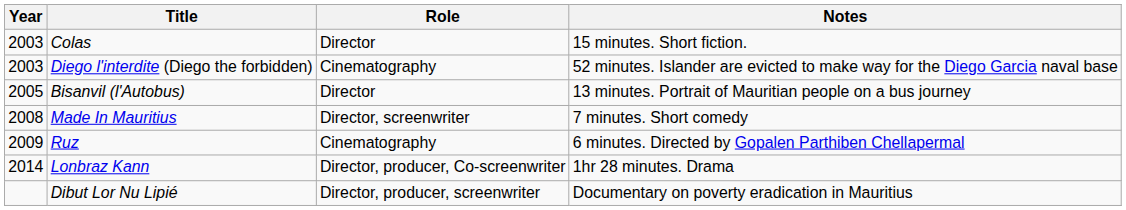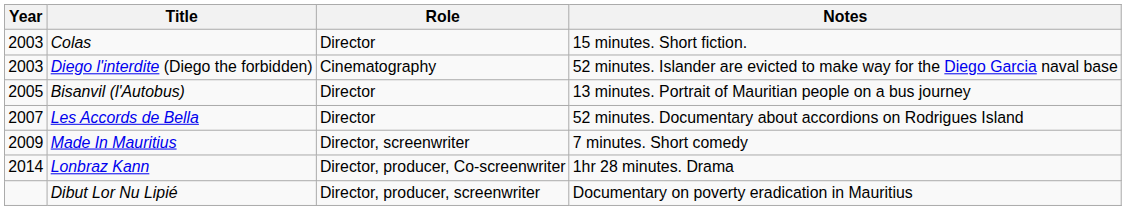+ row: (125, 117)
(26, 117) 2008 -> (26, 142) 2009
- row: (65, 142)
